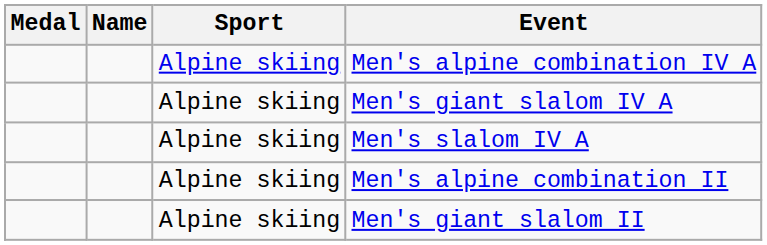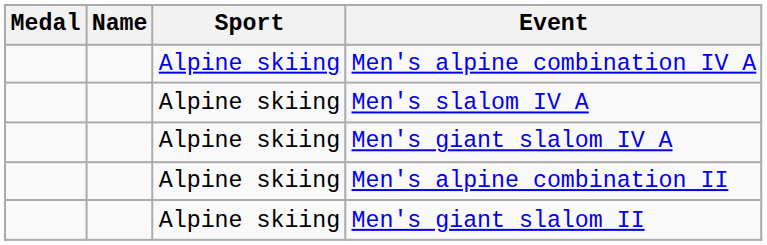rows swapped: (512, 102) <-> (470, 142)
